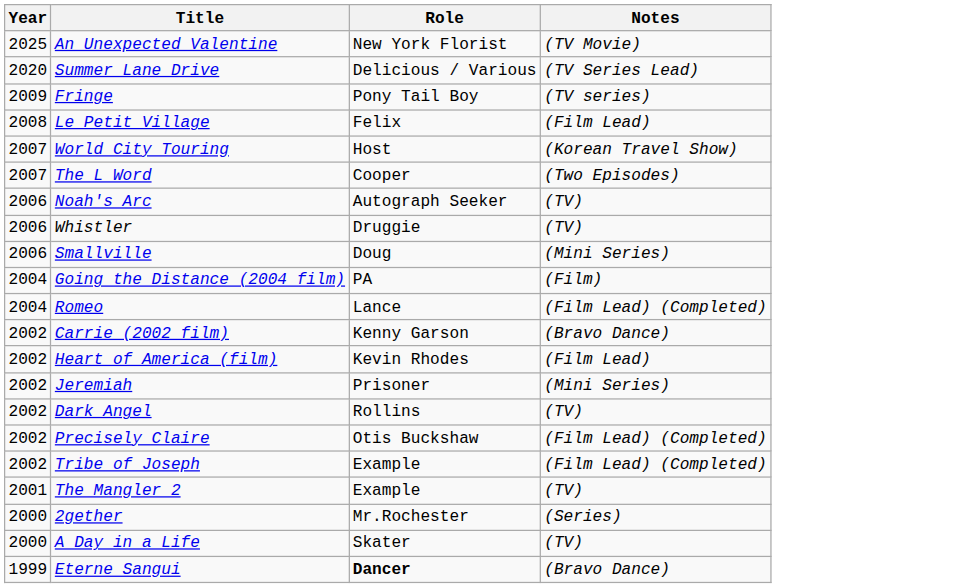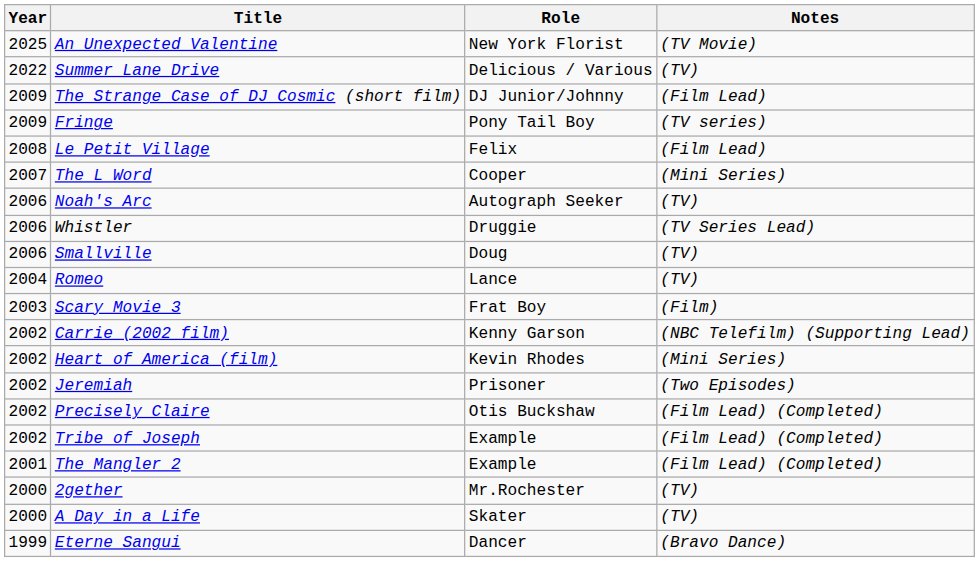(28, 70) 2020 -> (28, 70) 2022
(622, 70) (TV Series Lead) -> (680, 70) (TV)
+ row: (258, 97)
- row: (142, 149)
(612, 175) (Two Episodes) -> (723, 175) (Mini Series)
(564, 228) (TV) -> (738, 228) (TV Series Lead)
(607, 254) (Mini Series) -> (680, 254) (TV)
- row: (200, 280)
(655, 307) (Film Lead) (Completed) -> (680, 280) (TV)
+ row: (118, 307)
(607, 333) (Bravo Dance) -> (815, 333) (NBC Telefilm) (Supporting Lead)
(597, 359) (Film Lead) -> (723, 359) (Mini Series)
(607, 386) (Mini Series) -> (728, 386) (Two Episodes)
- row: (103, 412)
(564, 491) (TV) -> (772, 464) (Film Lead) (Completed)
(583, 517) (Series) -> (680, 491) (TV)
(382, 569) bold -> (498, 543) normal
